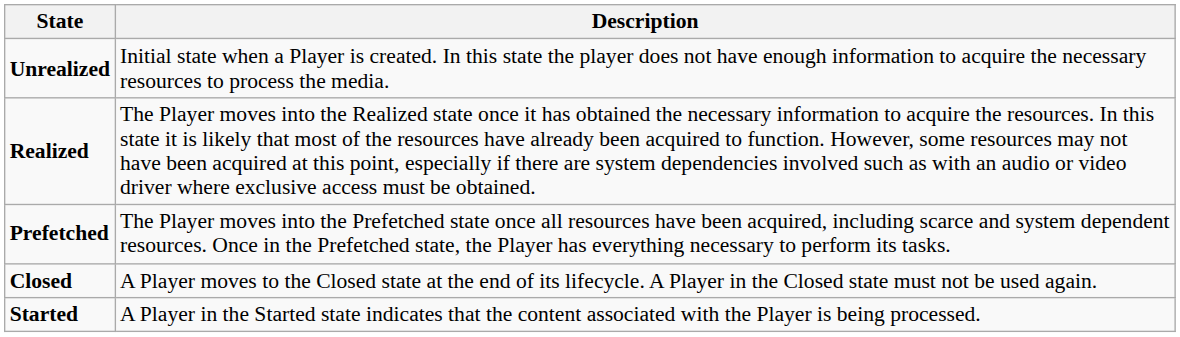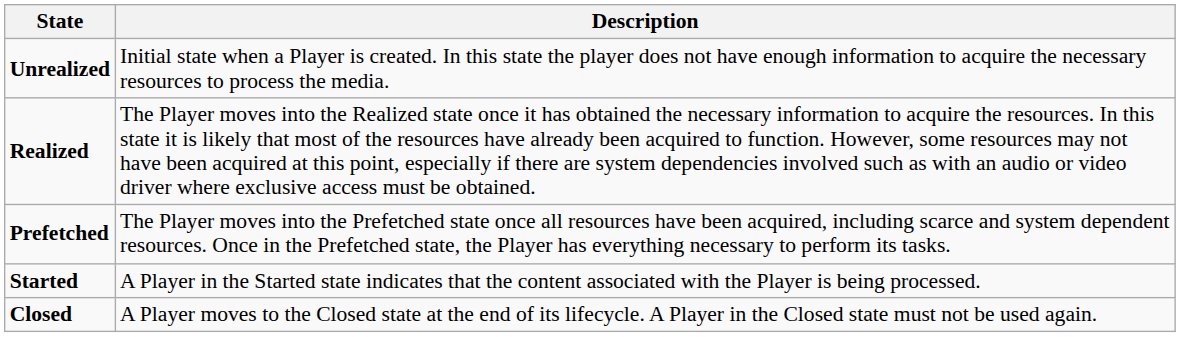rows swapped: (44, 314) <-> (41, 280)
